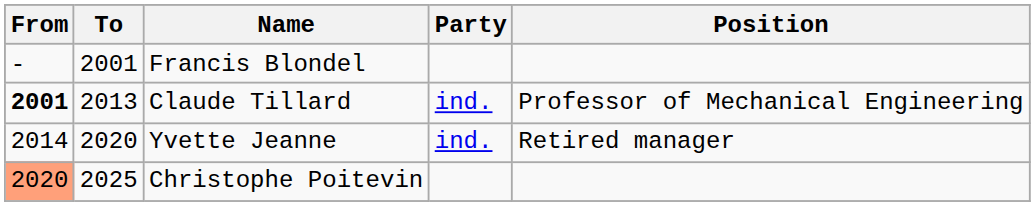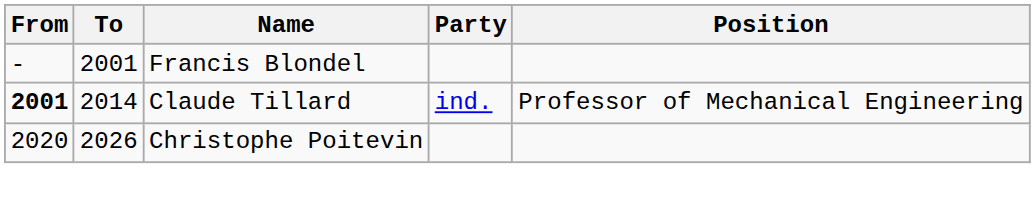(109, 103) 2013 -> (109, 103) 2014
- row: (243, 142)
(40, 181) lightsalmon background -> (40, 142) no background
(109, 181) 2025 -> (109, 142) 2026
